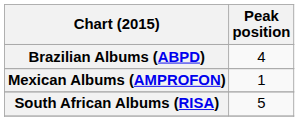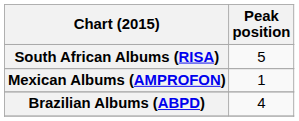rows swapped: (117, 56) <-> (117, 103)
